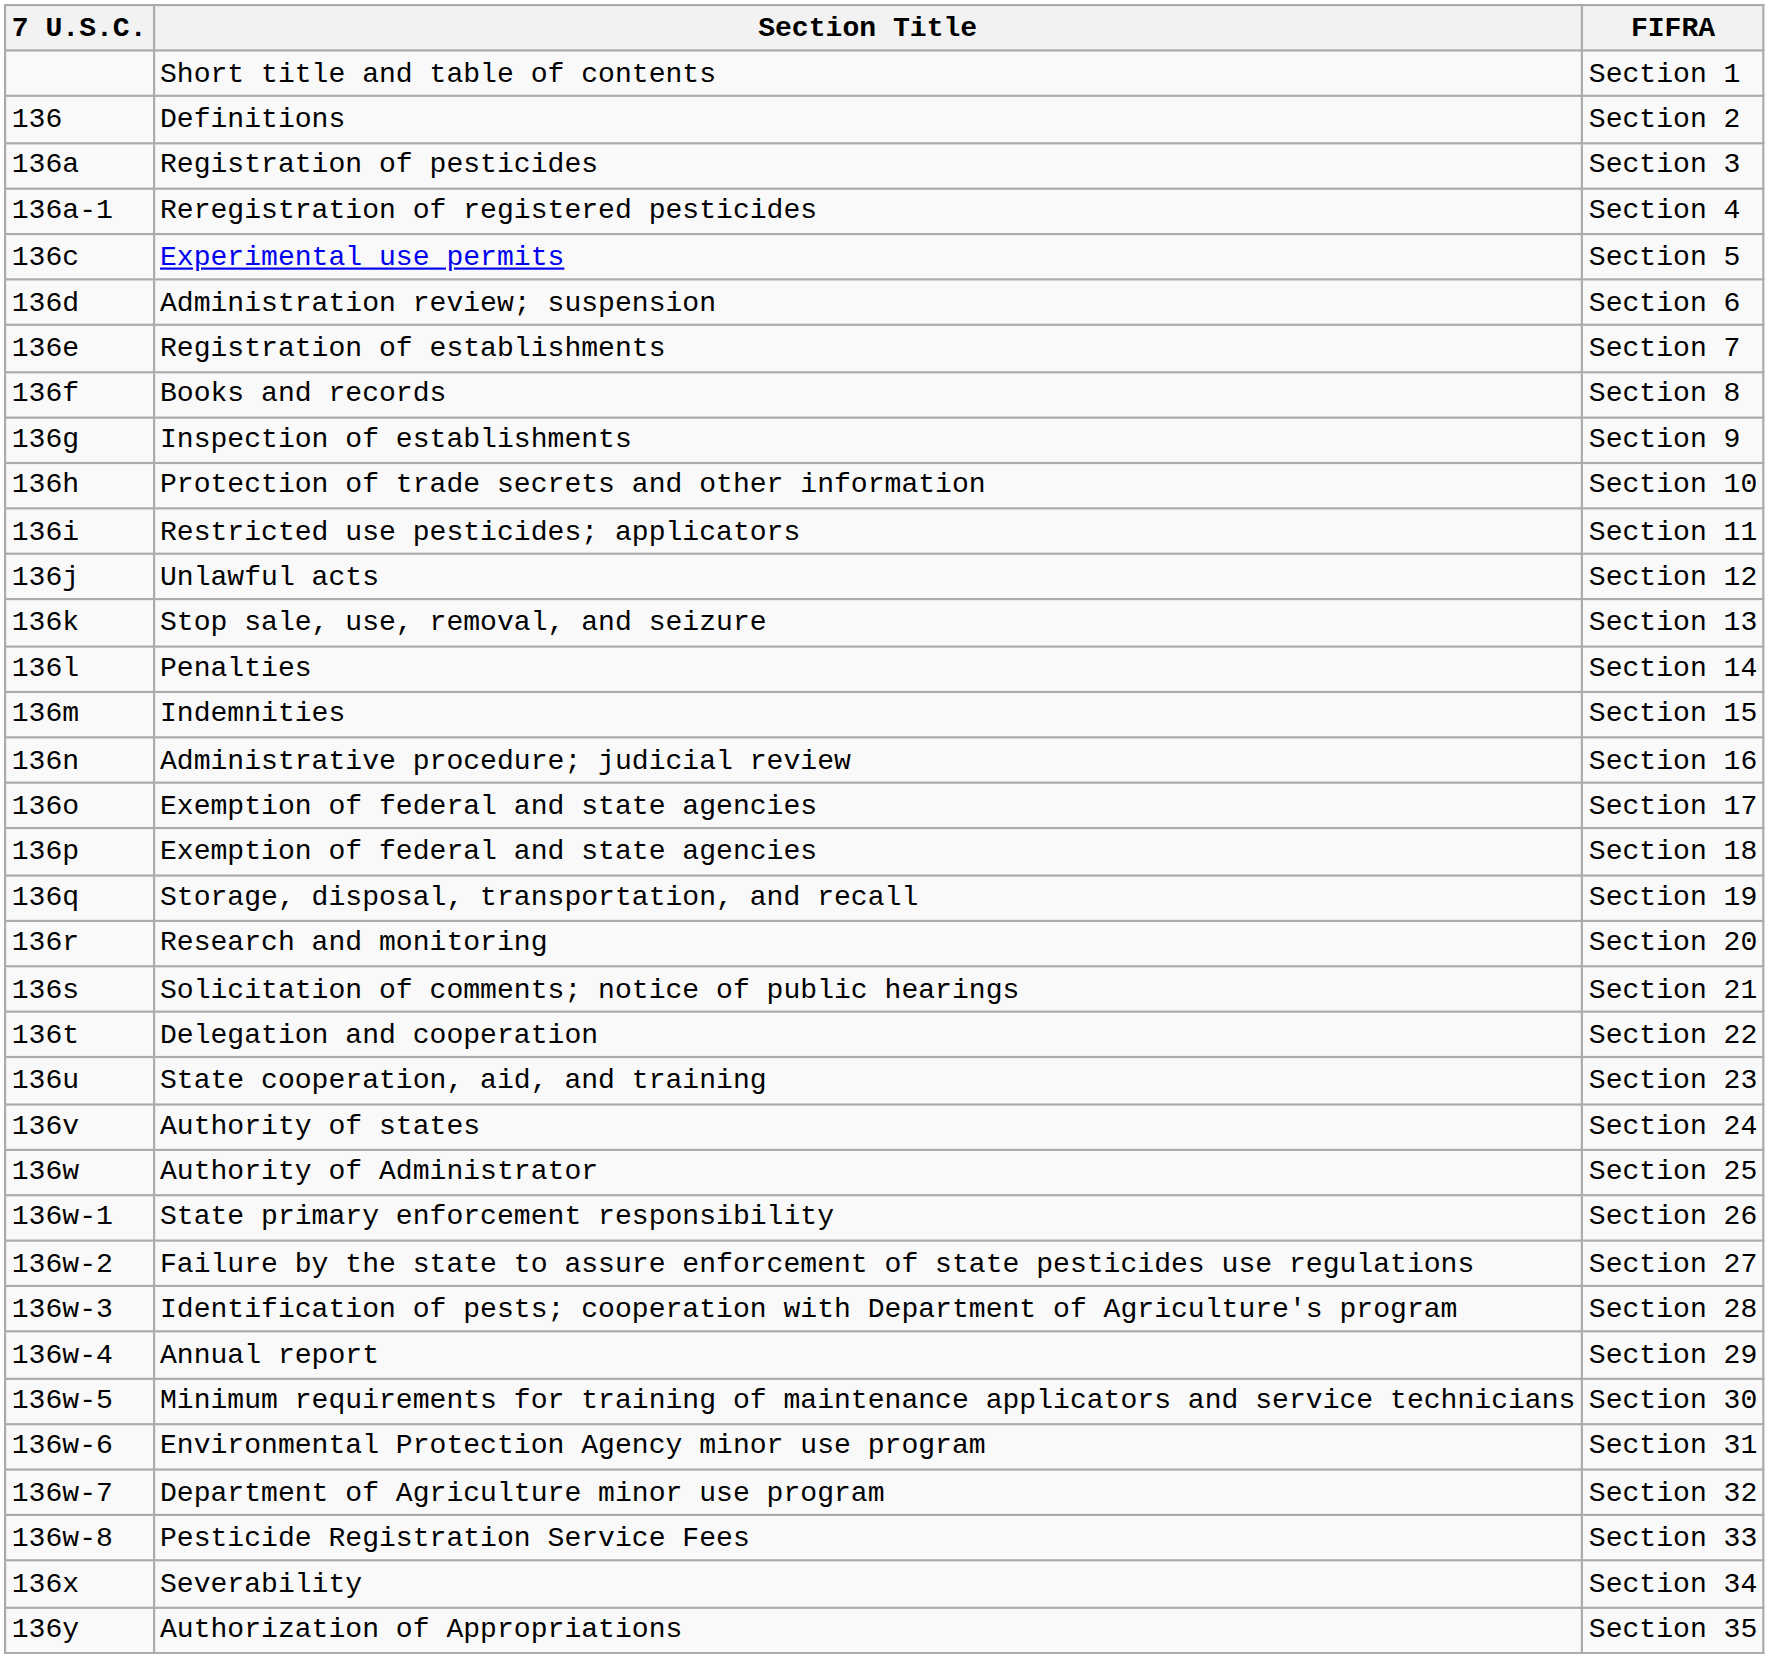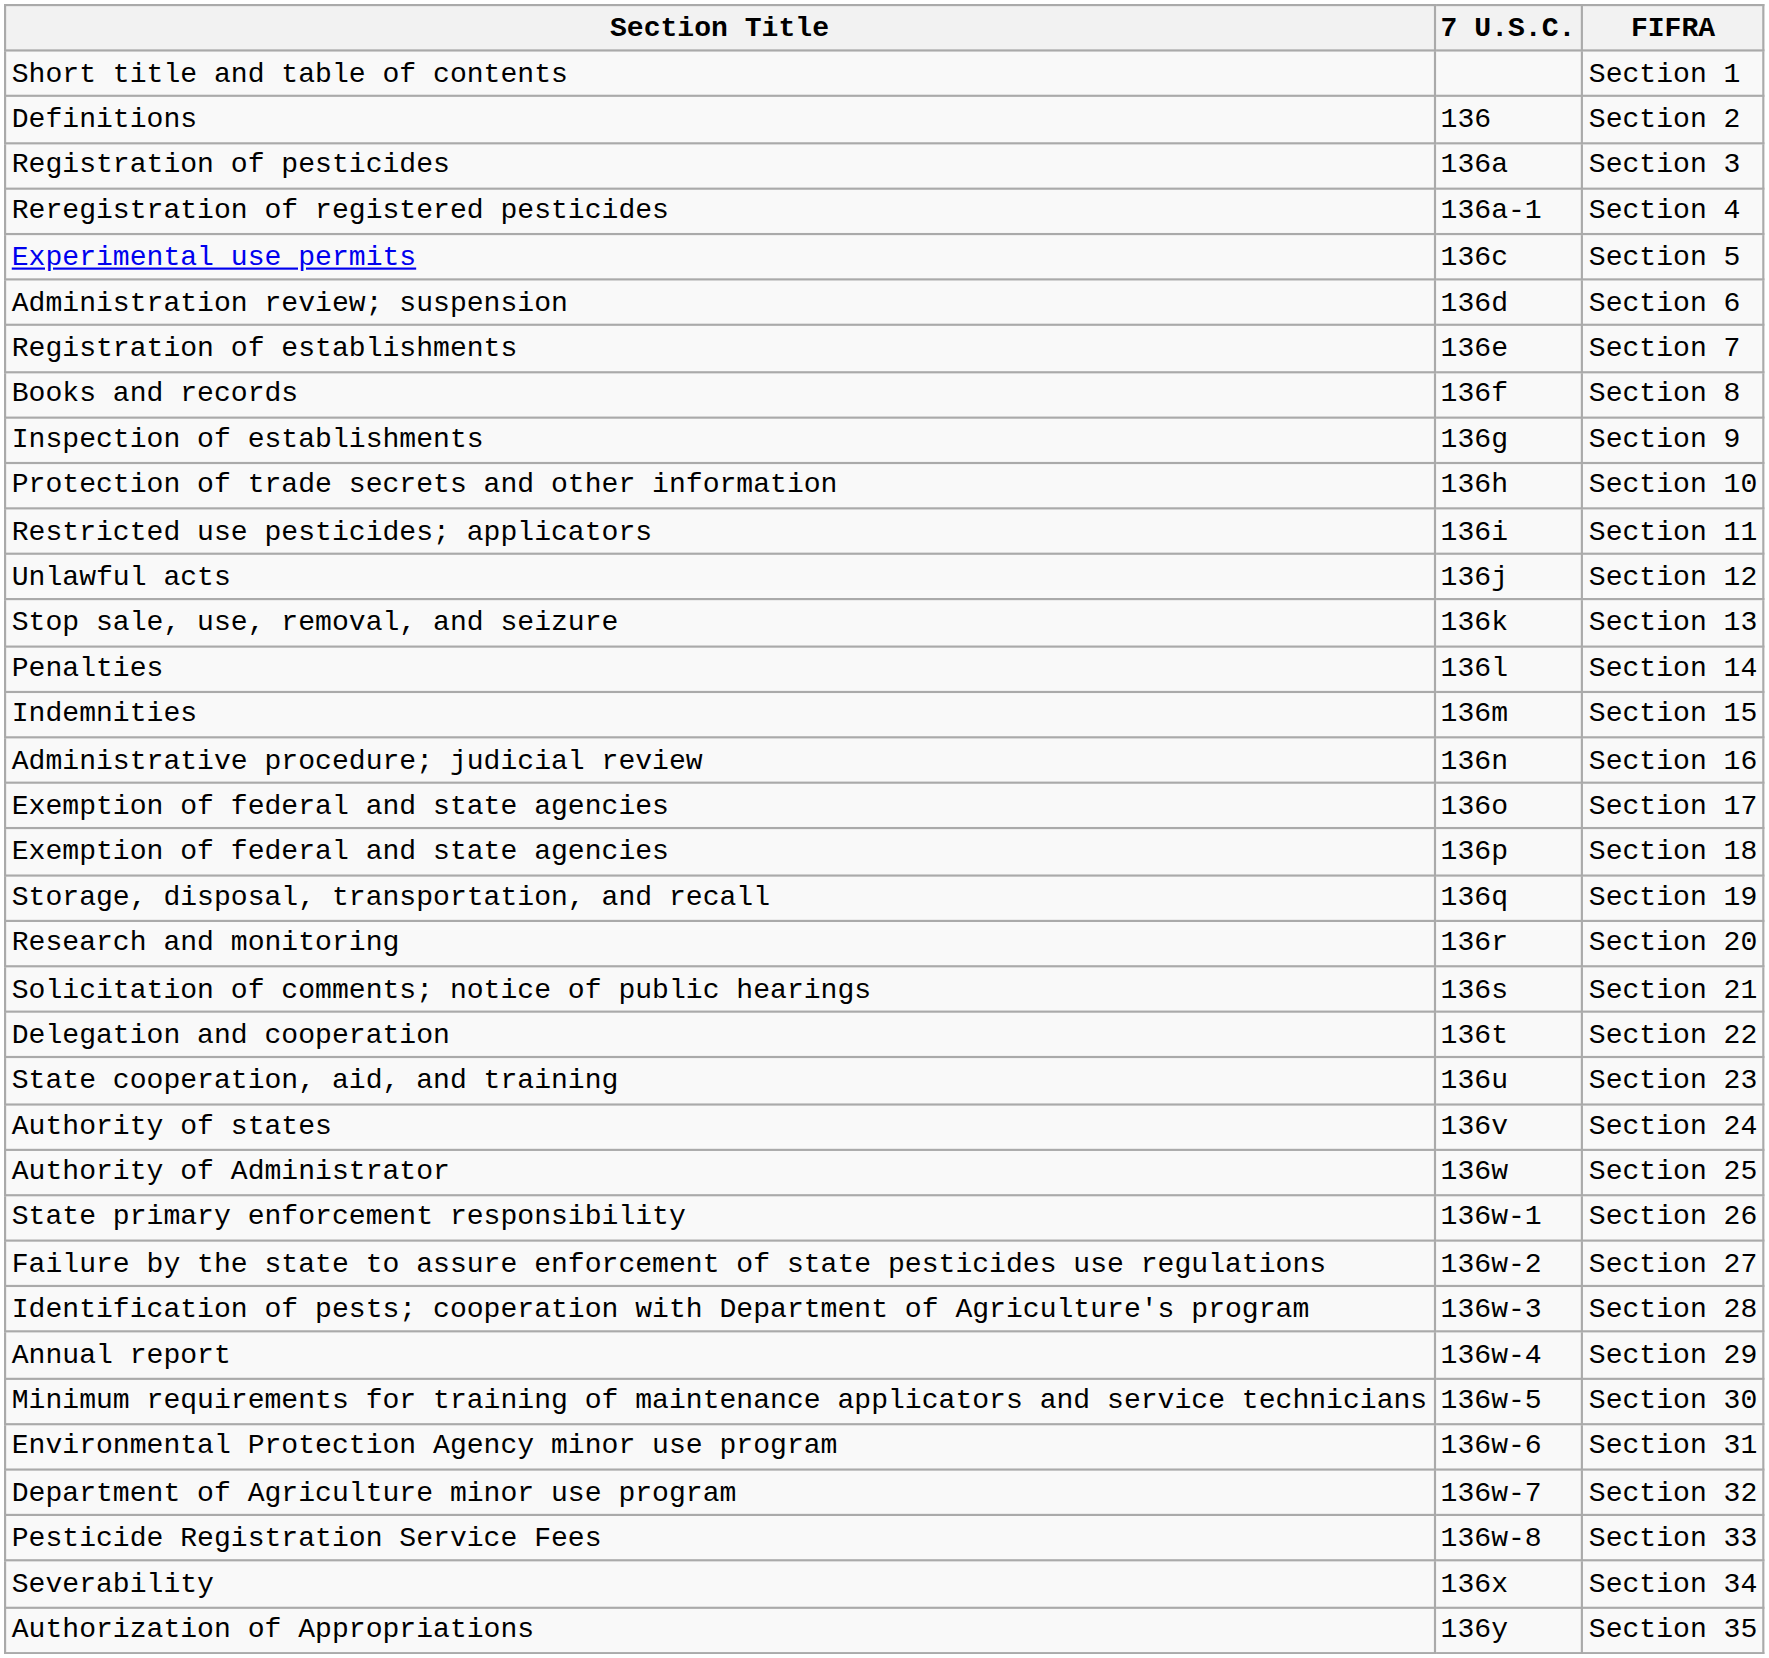columns swapped: (79, 28) <-> (868, 28)
